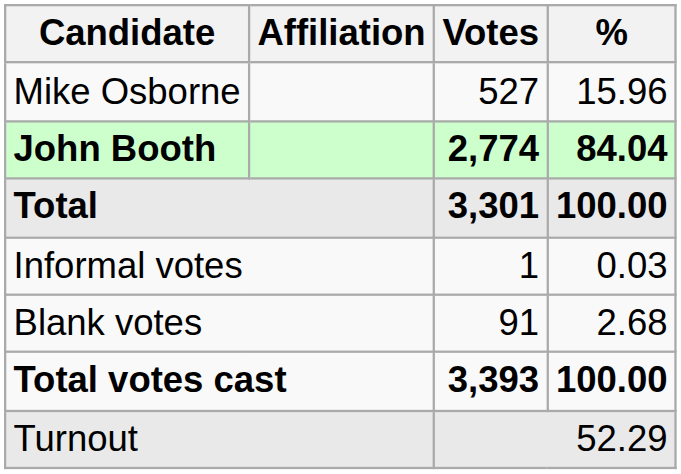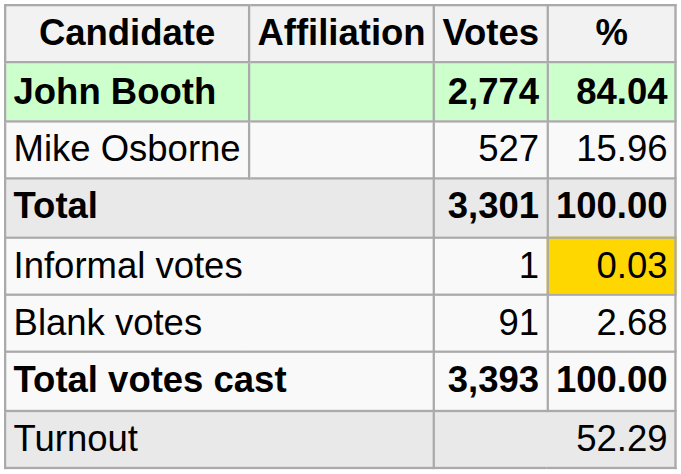rows swapped: (115, 149) <-> (127, 91)
(632, 264) no background -> (632, 264) gold background
